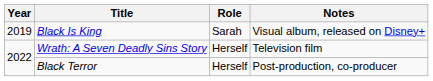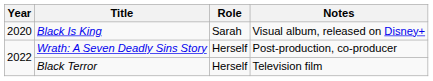(19, 31) 2019 -> (19, 31) 2020
(287, 48) Television film -> (325, 48) Post-production, co-producer
(325, 66) Post-production, co-producer -> (287, 66) Television film
